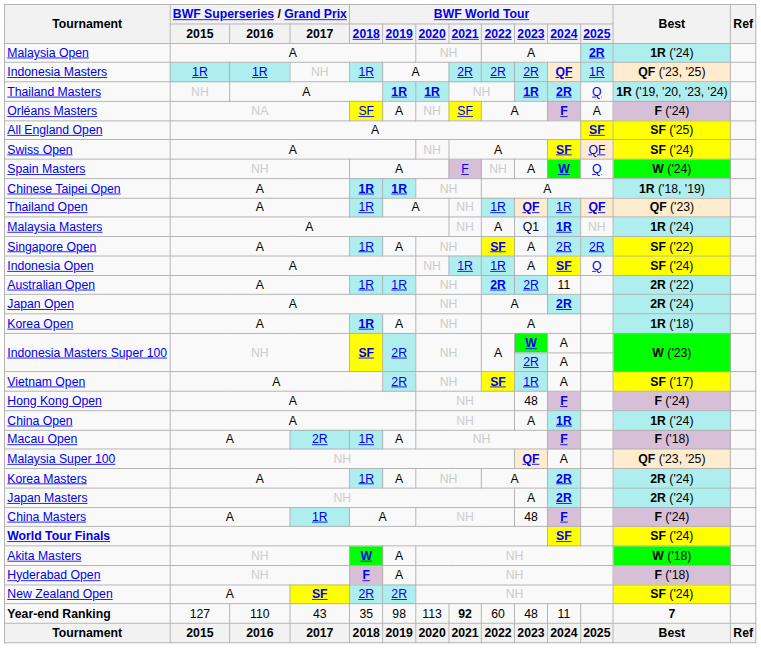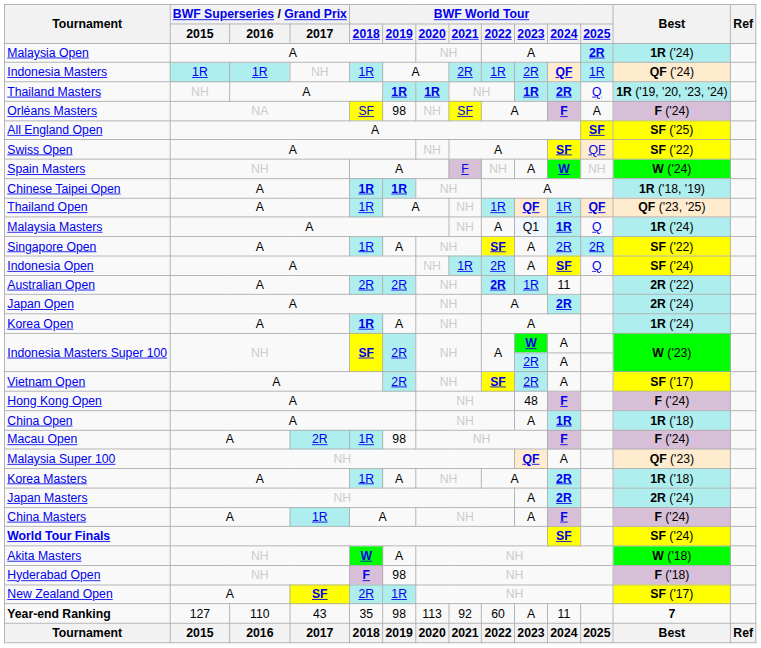(498, 72) 2R -> (498, 72) 1R
(672, 72) QF ('23, '25) -> (672, 72) QF ('24)
(399, 111) A -> (399, 111) 98
(672, 150) SF ('24) -> (672, 150) SF ('22)
(597, 169) Q -> (597, 169) NH
(672, 208) QF ('23) -> (672, 208) QF ('23, '25)
(597, 227) NH -> (597, 227) Q
(498, 266) 1R -> (498, 266) 2R
(366, 285) 1R -> (366, 285) 2R
(399, 285) 1R -> (399, 285) 2R
(531, 285) 2R -> (531, 285) 1R
(672, 324) 1R ('18) -> (672, 324) 1R ('24)
(531, 382) 1R -> (531, 382) 2R
(672, 421) 1R ('24) -> (672, 421) 1R ('18)
(399, 440) A -> (399, 440) 98
(672, 440) F ('18) -> (672, 440) F ('24)
(672, 459) QF ('23, '25) -> (672, 459) QF ('23)
(672, 479) 2R ('24) -> (672, 479) 1R ('18)
(531, 517) 48 -> (531, 517) A
(399, 575) A -> (399, 575) 98
(399, 595) 2R -> (399, 595) 1R
(672, 595) SF ('24) -> (672, 595) SF ('17)
(465, 614) bold -> (465, 614) normal
(531, 614) 48 -> (531, 614) A
